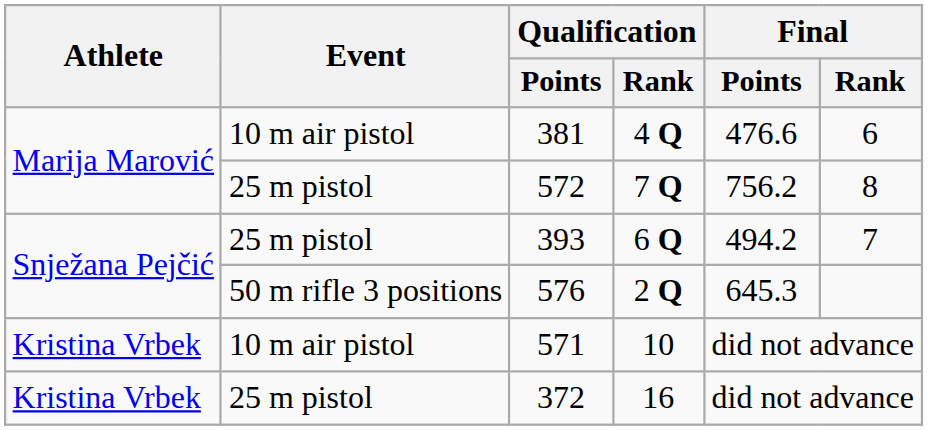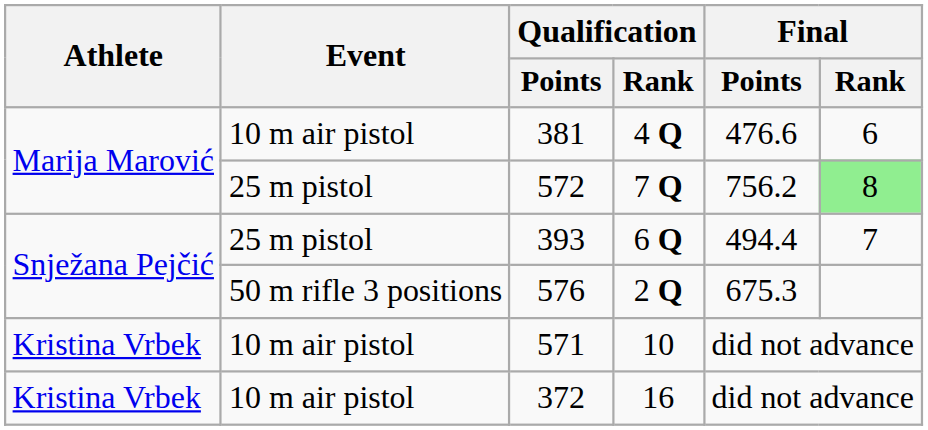(870, 186) no background -> (870, 186) lightgreen background
(761, 239) 494.2 -> (761, 239) 494.4
(761, 292) 645.3 -> (761, 292) 675.3
(301, 397) 25 m pistol -> (322, 397) 10 m air pistol
